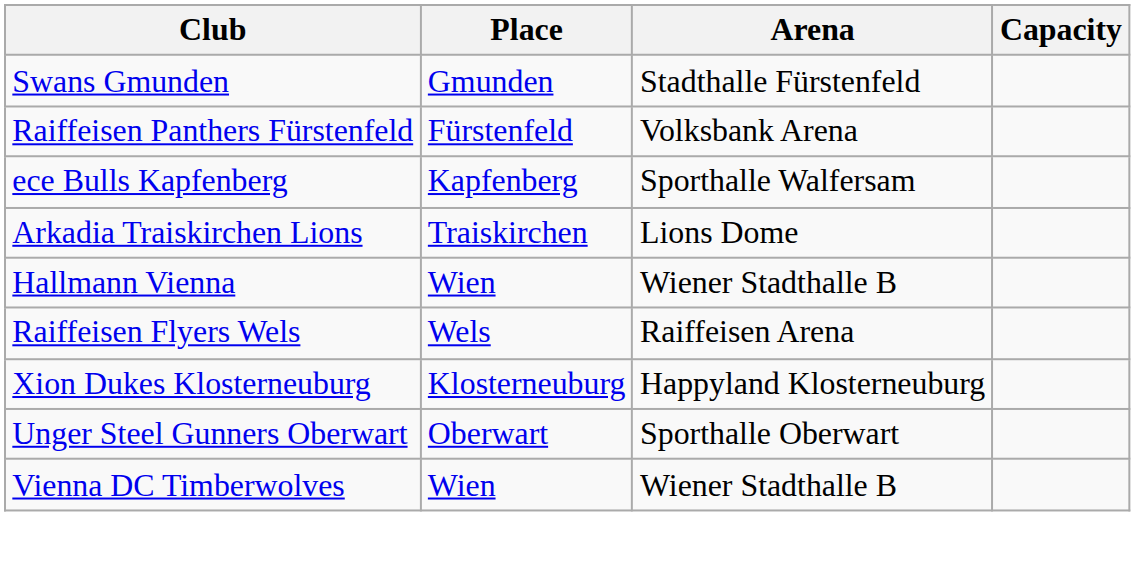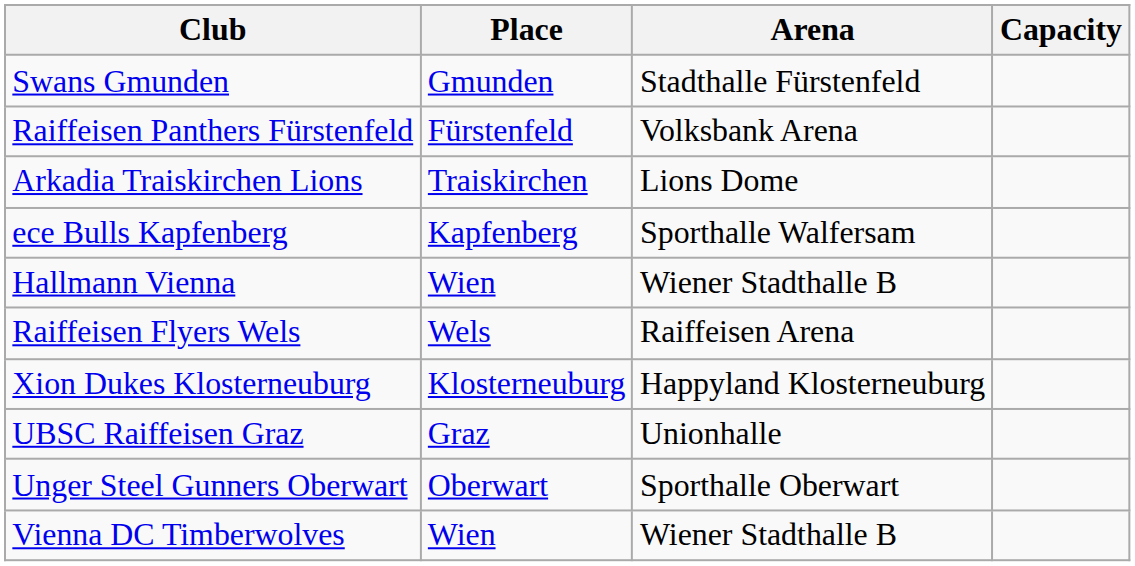rows swapped: (187, 231) <-> (150, 181)
+ row: (158, 433)
